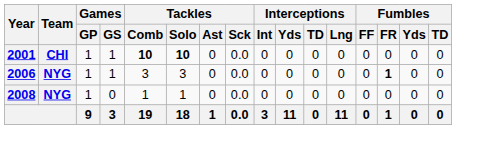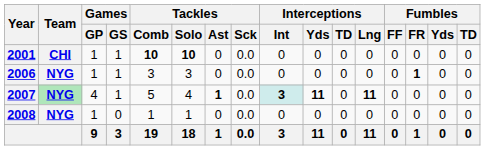+ row: (21, 94)
